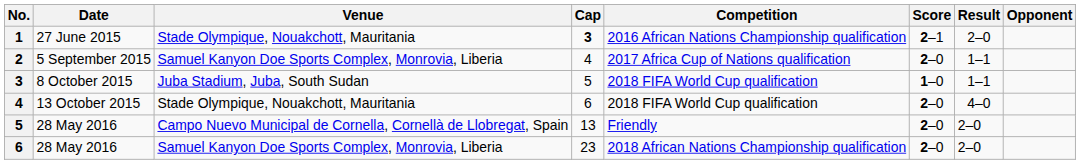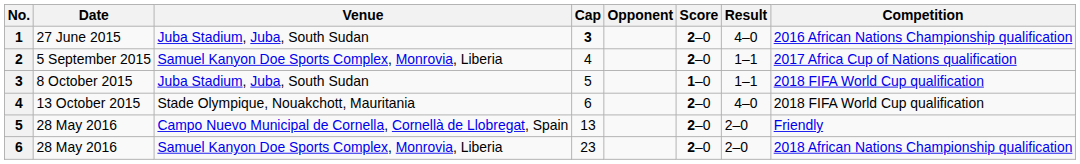columns swapped: (1040, 15) <-> (757, 15)
(286, 37) Stade Olympique, Nouakchott, Mauritania -> (263, 37) Juba Stadium, Juba, South Sudan
(932, 37) 2–1 -> (699, 37) 2–0
(979, 37) 2–0 -> (746, 37) 4–0
